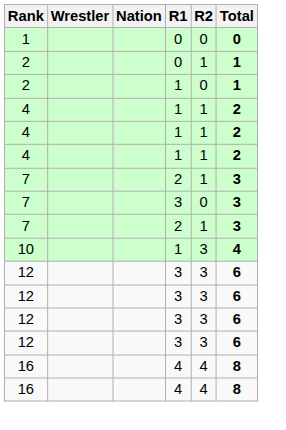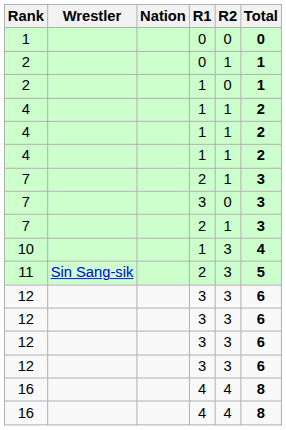+ row: (26, 272)
